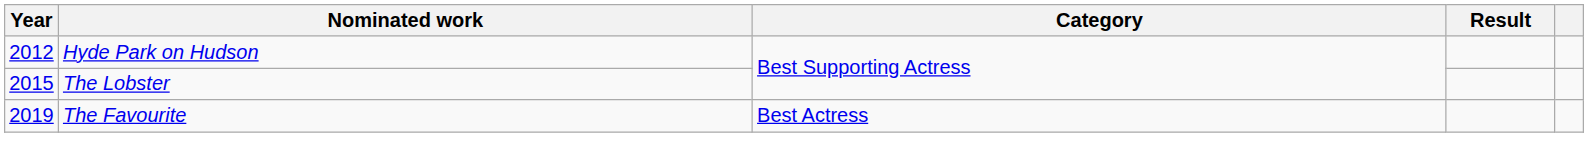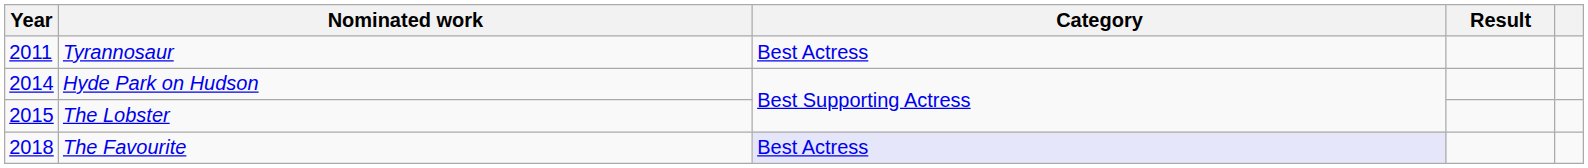+ row: (118, 52)
(31, 52) 2012 -> (31, 83) 2014
(31, 115) 2019 -> (31, 147) 2018
(813, 115) no background -> (813, 147) lavender background
